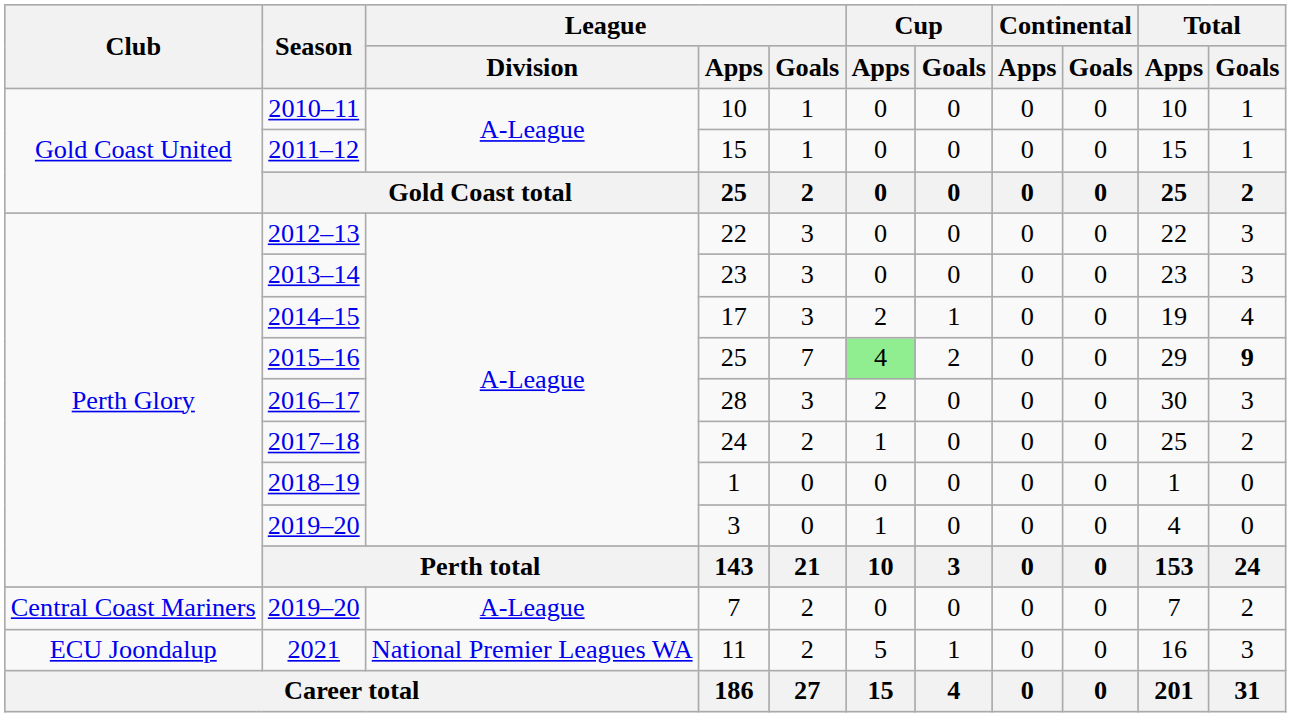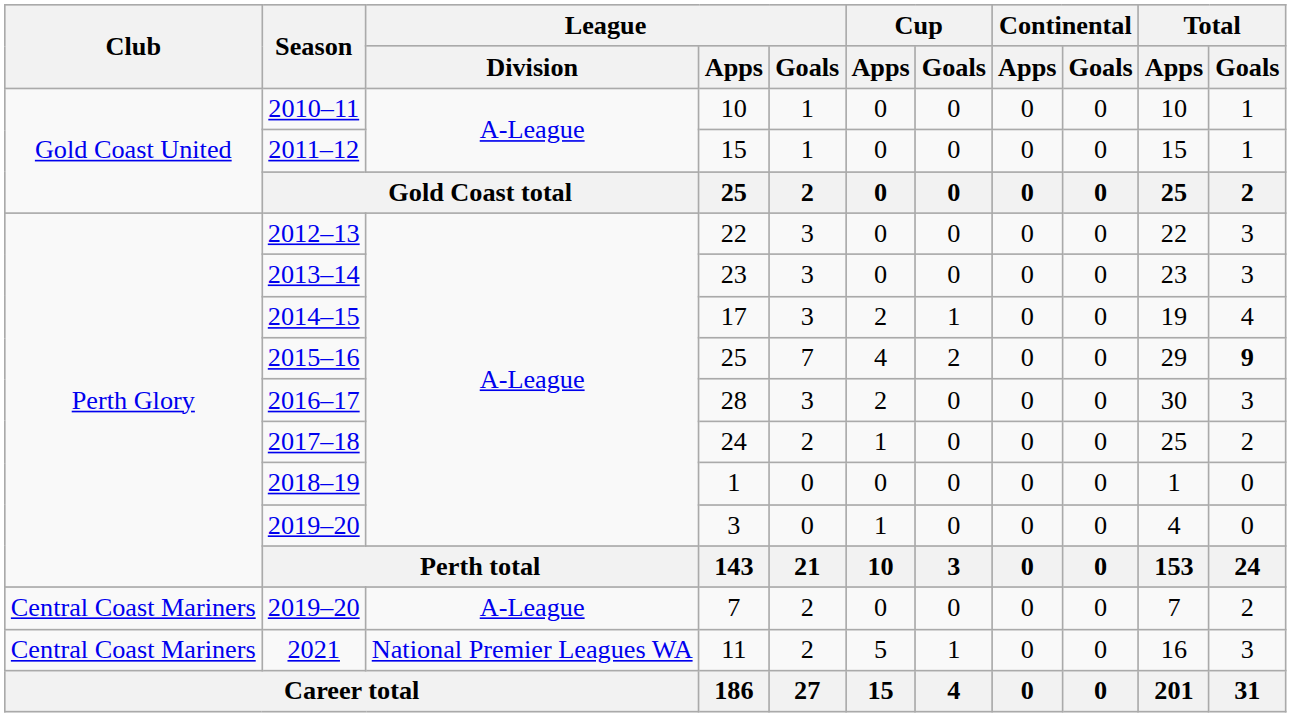(881, 358) lightgreen background -> (881, 358) no background
(133, 649) ECU Joondalup -> (133, 649) Central Coast Mariners
